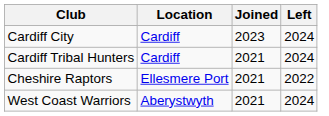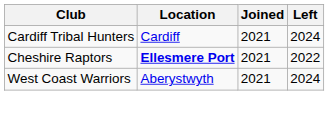- row: (41, 36)
(185, 79) normal -> (188, 57) bold
